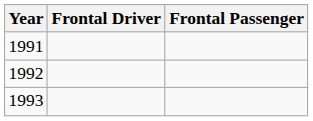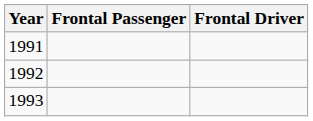columns swapped: (106, 18) <-> (237, 18)
